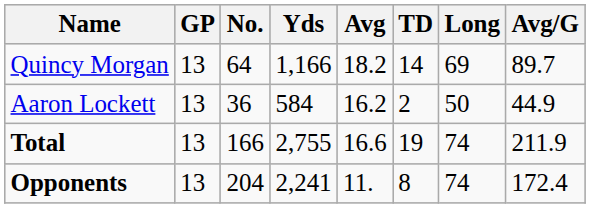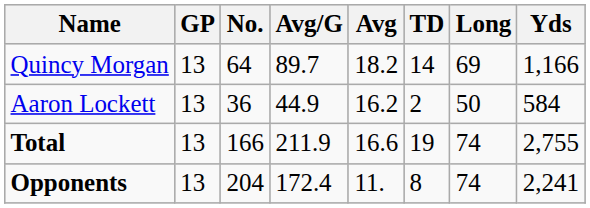columns swapped: (304, 24) <-> (545, 24)
